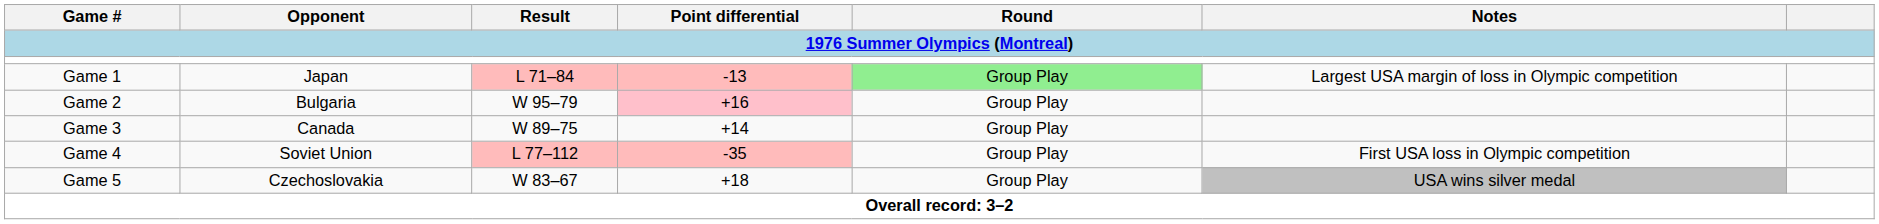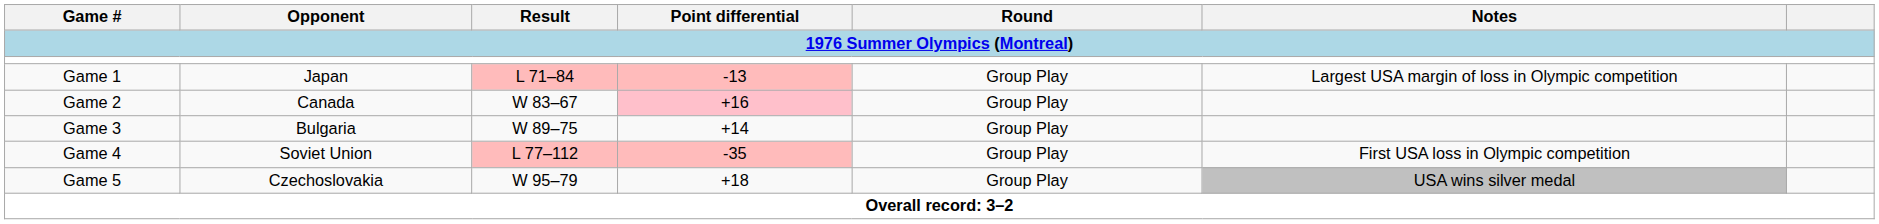(1027, 76) lightgreen background -> (1027, 76) no background
(326, 102) Bulgaria -> (326, 102) Canada
(545, 102) W 95–79 -> (545, 102) W 83–67
(326, 128) Canada -> (326, 128) Bulgaria
(545, 180) W 83–67 -> (545, 180) W 95–79
